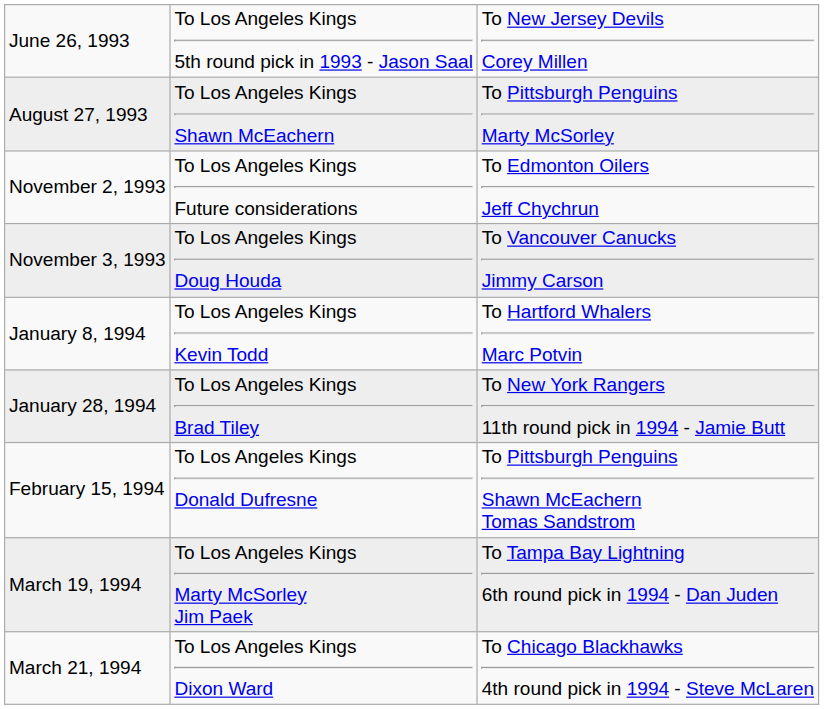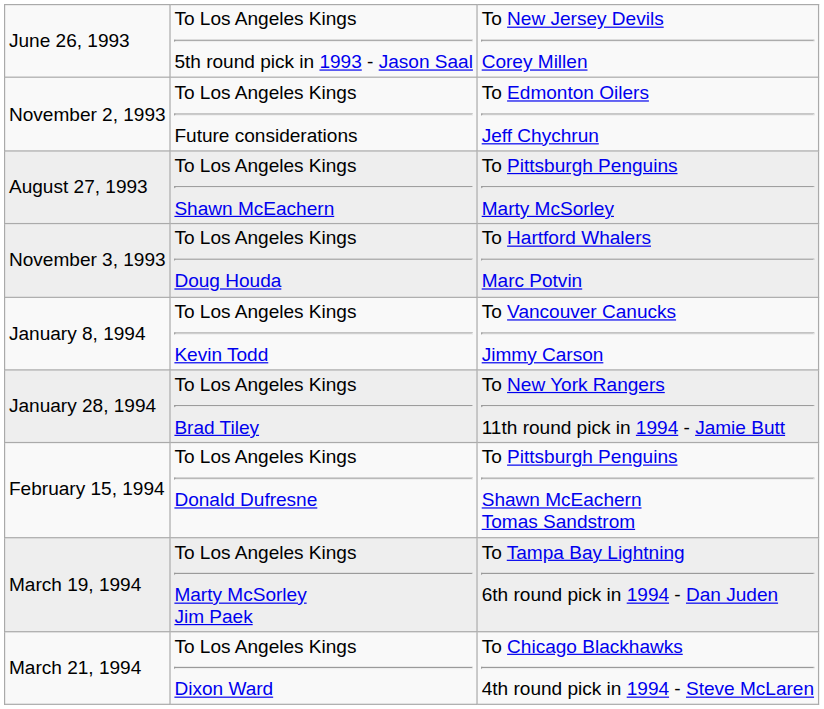rows swapped: (78, 114) <-> (87, 187)
(648, 260) To Vancouver Canucks Jimmy Carson -> (648, 260) To Hartford Whalers Marc Potvin
(648, 333) To Hartford Whalers Marc Potvin -> (648, 333) To Vancouver Canucks Jimmy Carson
